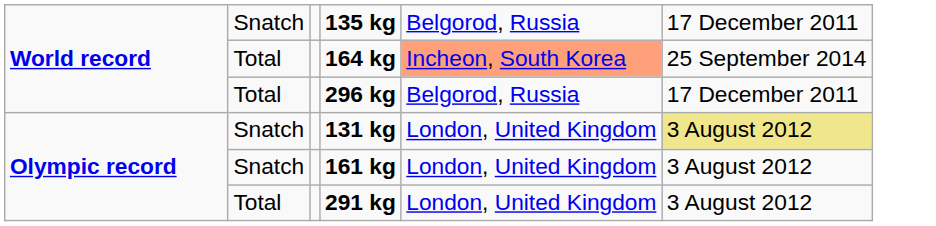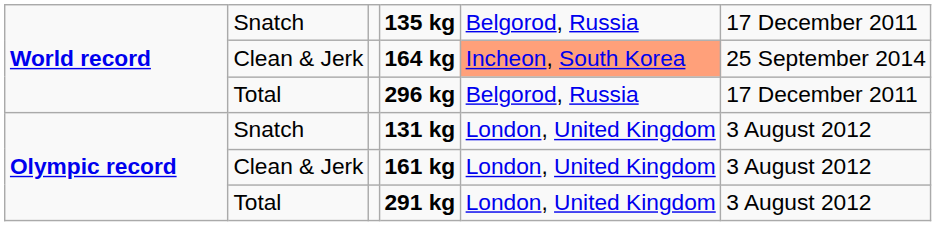(257, 58) Total -> (298, 58) Clean & Jerk
(740, 130) khaki background -> (799, 130) no background
(269, 166) Snatch -> (298, 166) Clean & Jerk
